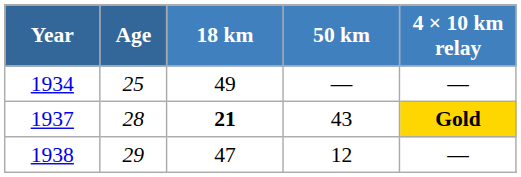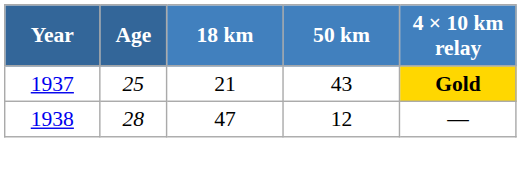- row: (52, 83)
(133, 119) 28 -> (133, 83) 25
(225, 119) bold -> (225, 83) normal
(133, 154) 29 -> (133, 119) 28
